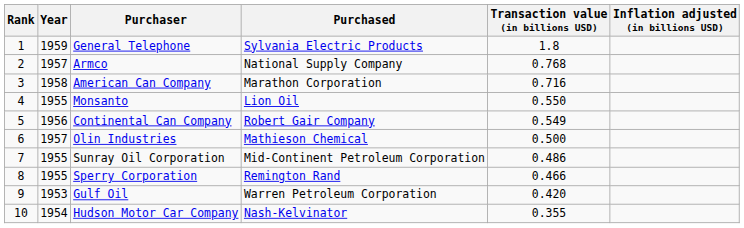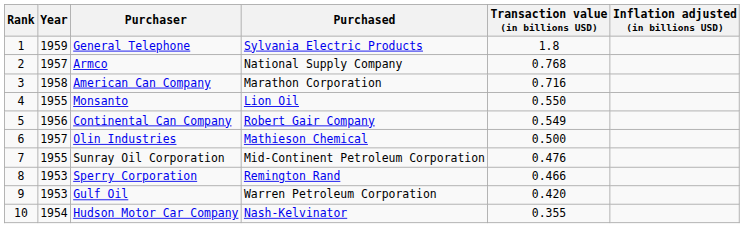(549, 157) 0.486 -> (549, 157) 0.476
(54, 176) 1955 -> (54, 176) 1953
